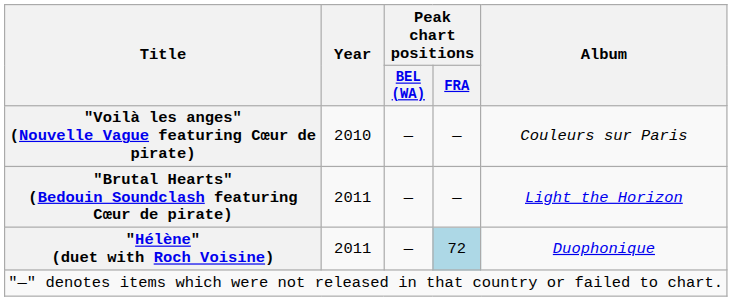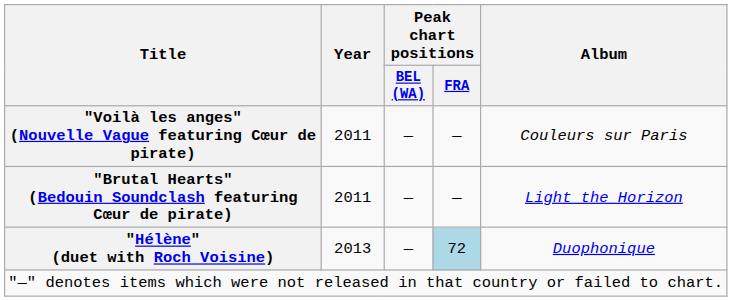(353, 136) 2010 -> (353, 136) 2011
(353, 249) 2011 -> (353, 249) 2013
